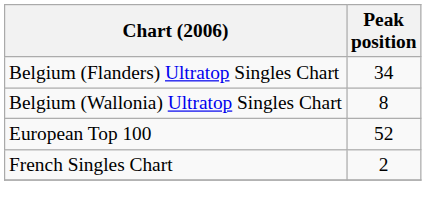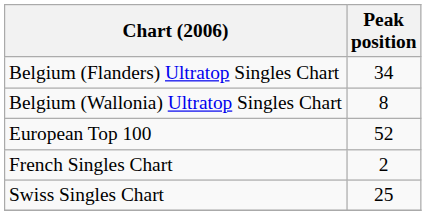+ row: (87, 195)
